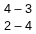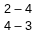rows swapped: (18, 8) <-> (18, 26)
